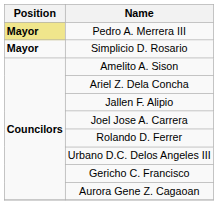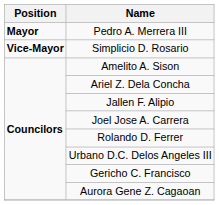(23, 31) khaki background -> (23, 31) no background
(23, 49) Mayor -> (35, 49) Vice-Mayor
